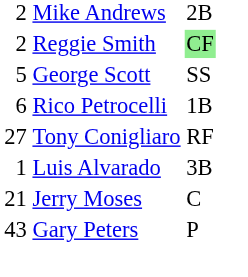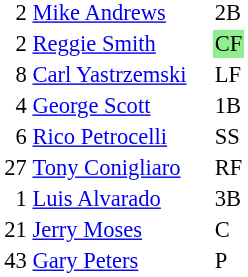+ row: (121, 74)
(16, 74) 5 -> (16, 105) 4
(199, 74) SS -> (228, 105) 1B
(199, 105) 1B -> (227, 136) SS
